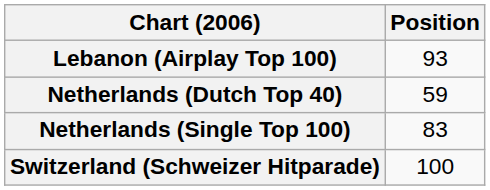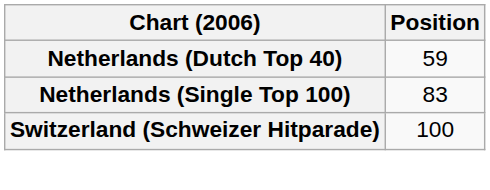- row: (195, 58)
